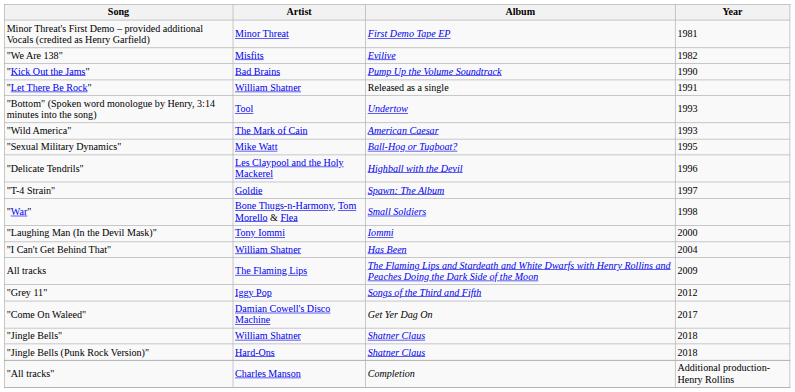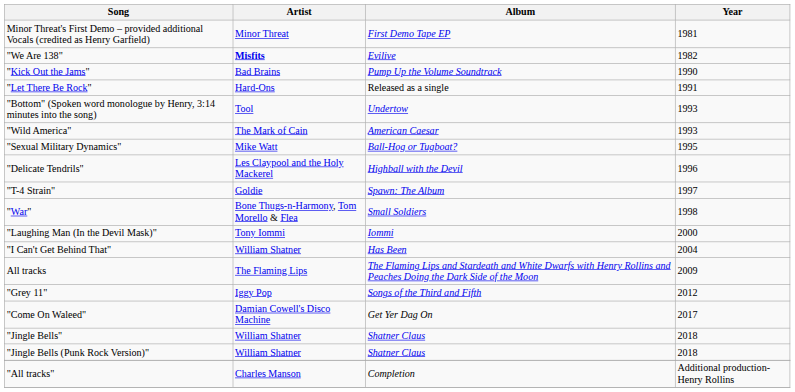(249, 55) normal -> (250, 55) bold
(268, 87) William Shatner -> (255, 87) Hard-Ons
(255, 352) Hard-Ons -> (268, 352) William Shatner
